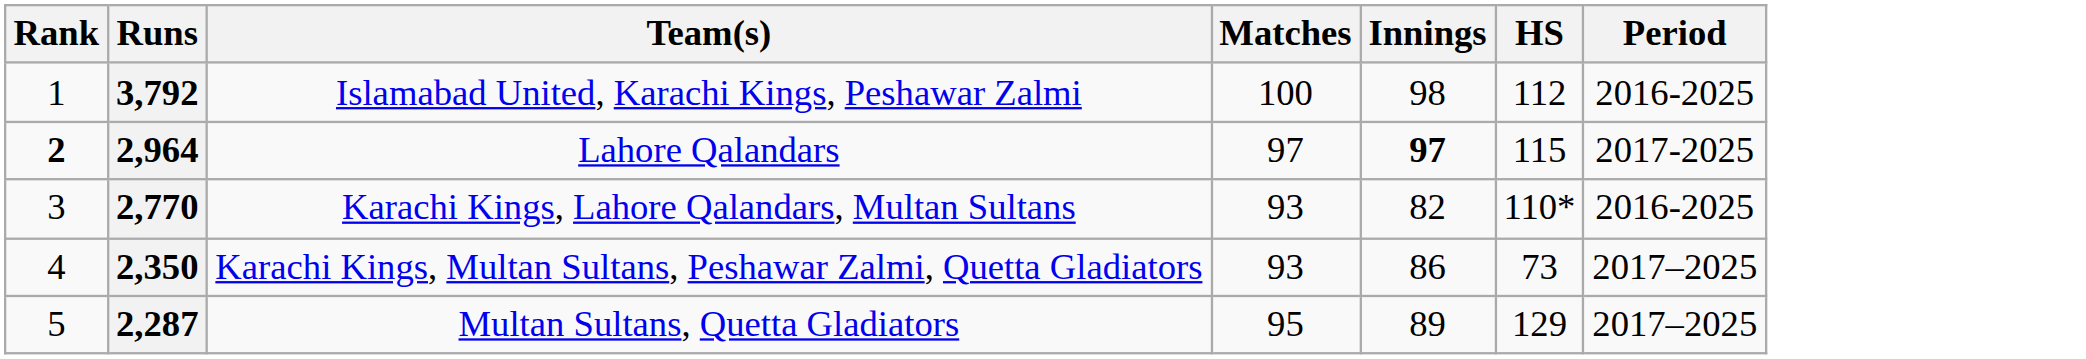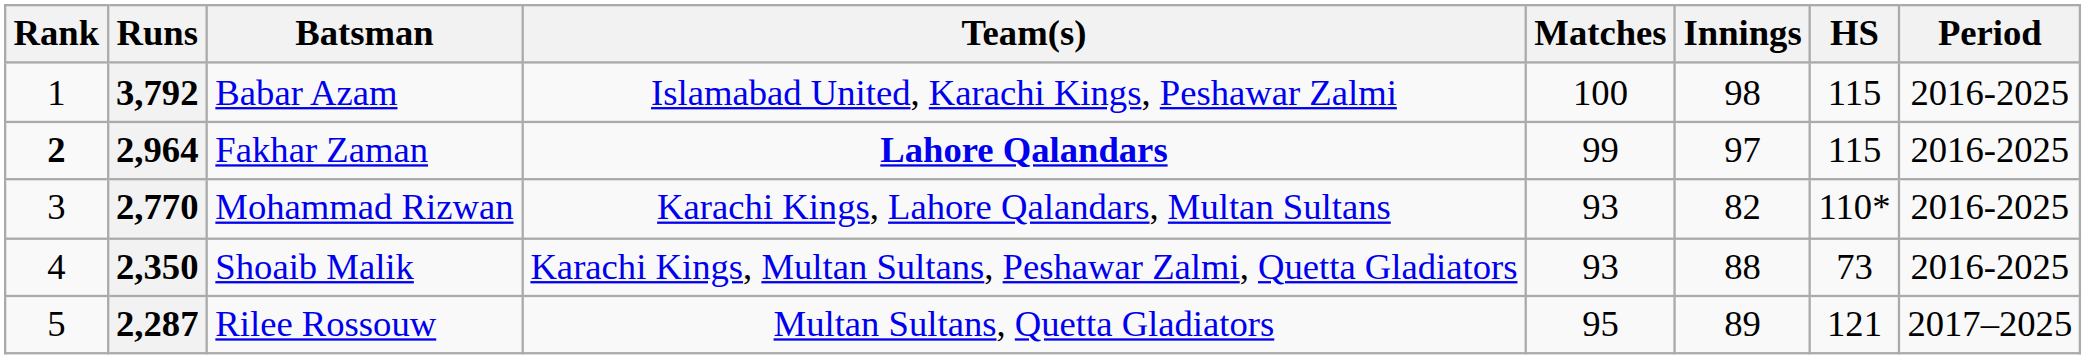+ column: (364, 33)
(1539, 91) 112 -> (1855, 91) 115
(709, 149) normal -> (1024, 149) bold
(1285, 149) 97 -> (1600, 149) 99
(1428, 149) bold -> (1743, 149) normal
(1675, 149) 2017-2025 -> (1990, 149) 2016-2025
(1428, 265) 86 -> (1743, 265) 88
(1675, 265) 2017–2025 -> (1990, 265) 2016-2025
(1539, 324) 129 -> (1855, 324) 121
